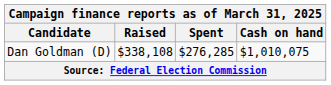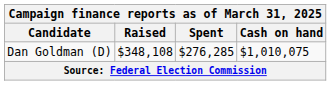(145, 52) $338,108 -> (145, 52) $348,108
